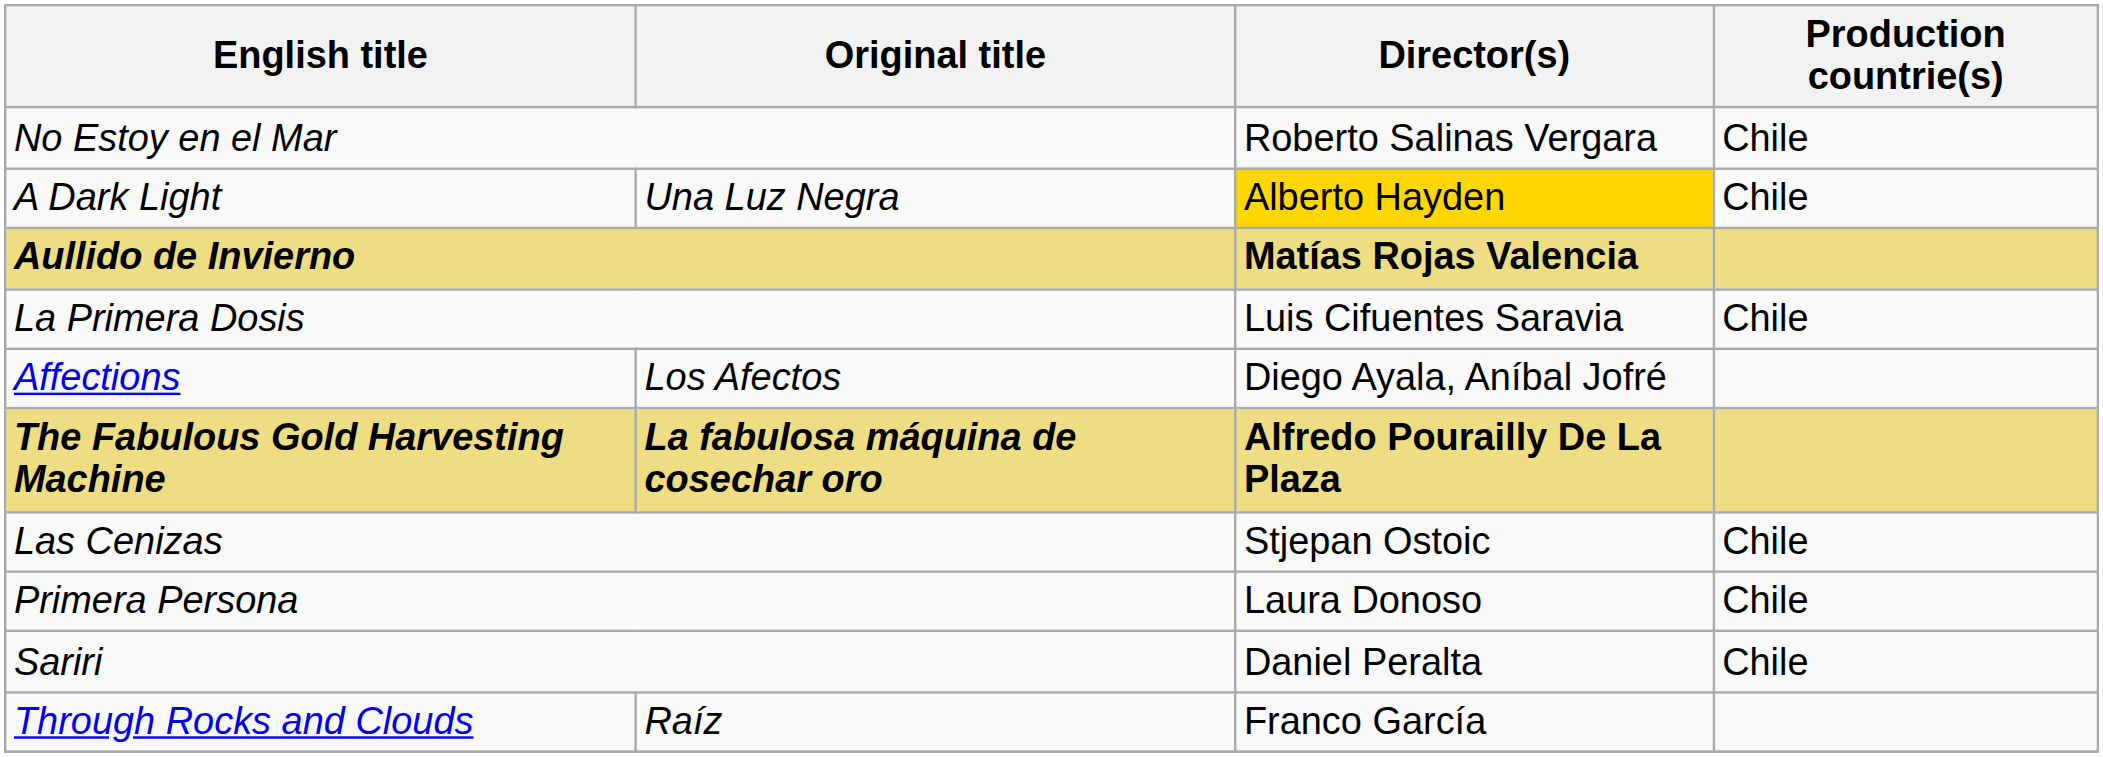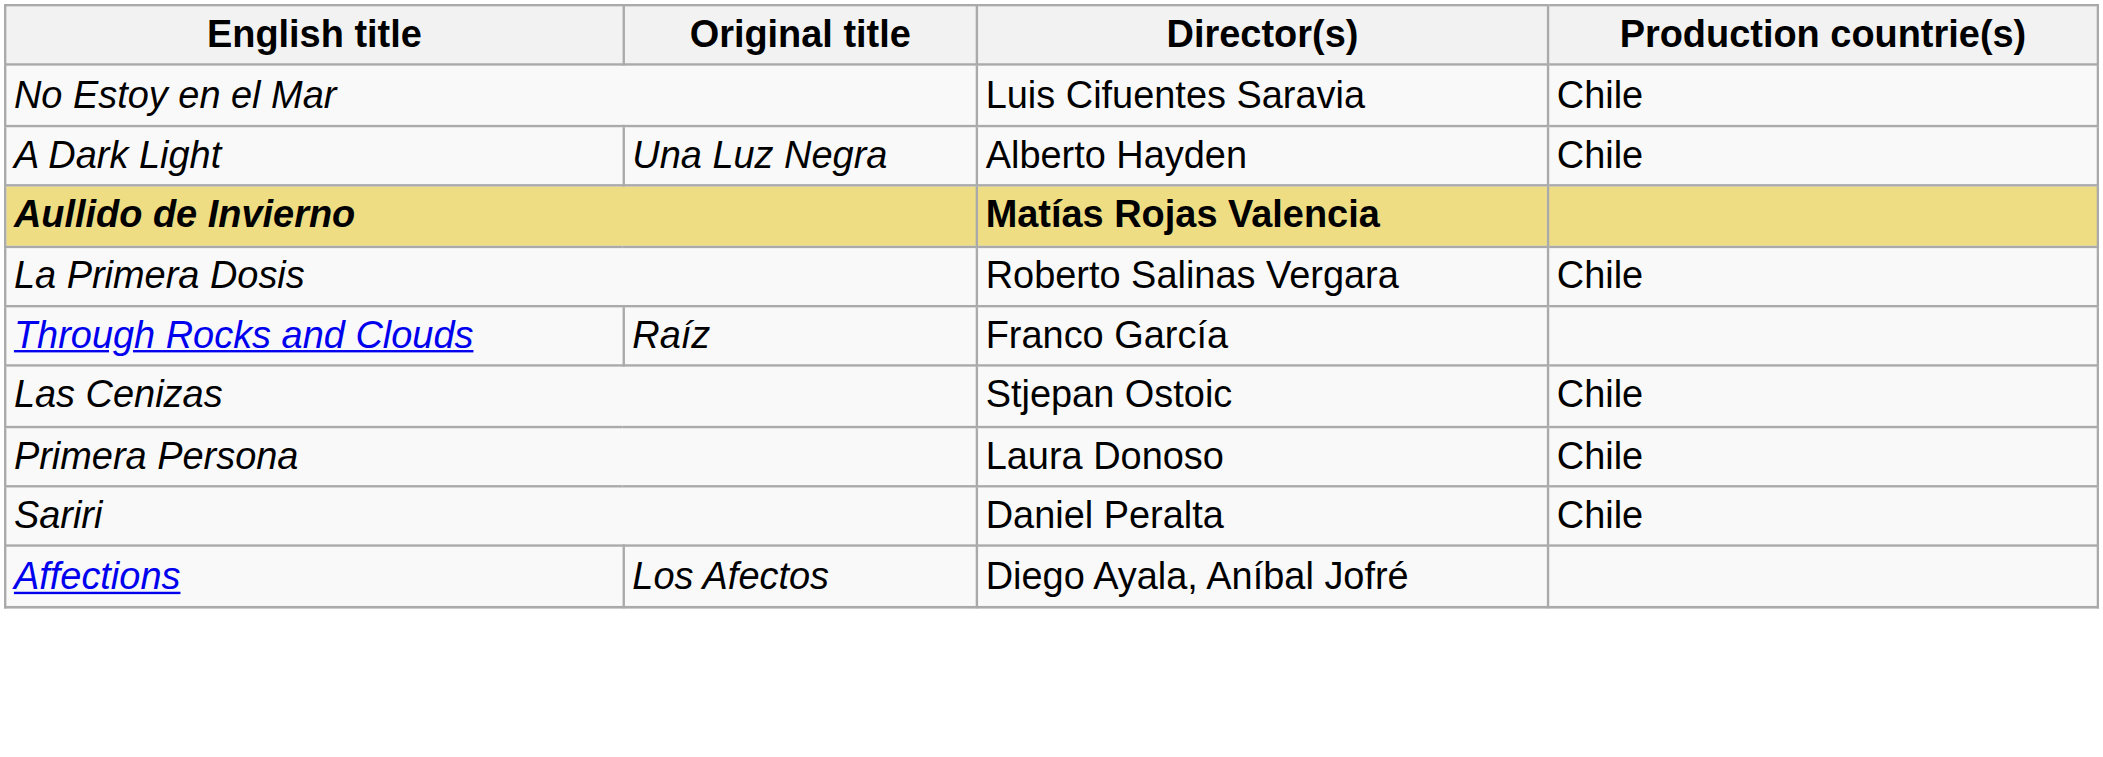(1450, 137) Roberto Salinas Vergara -> (1175, 94) Luis Cifuentes Saravia
(1375, 197) gold background -> (1116, 154) no background
(1434, 317) Luis Cifuentes Saravia -> (1192, 275) Roberto Salinas Vergara
rows swapped: (244, 721) <-> (97, 377)
- row: (289, 459)
